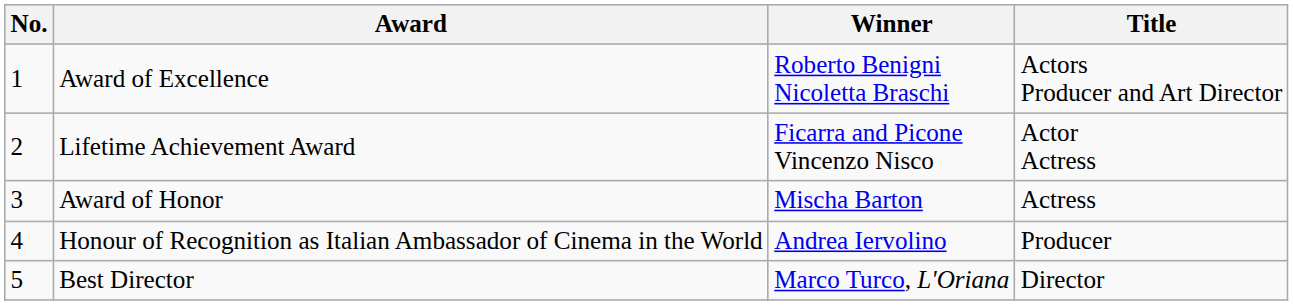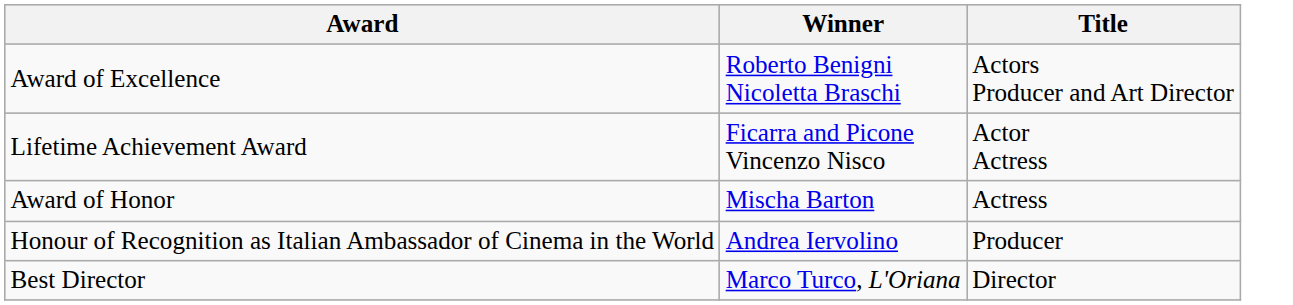- column: (29, 24)
